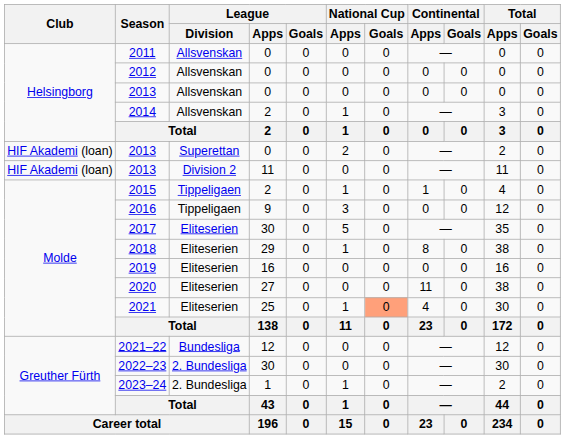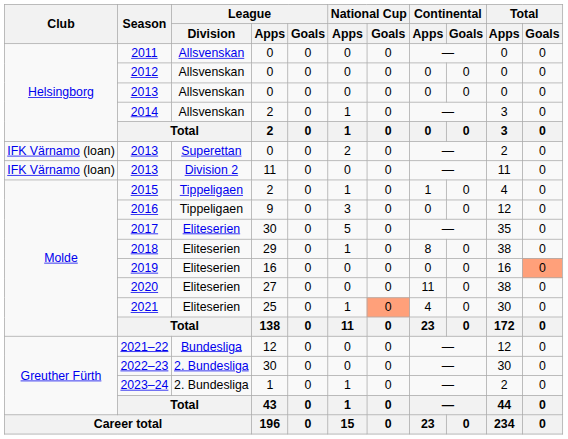(60, 151) HIF Akademi (loan) -> (61, 151) IFK Värnamo (loan)
(60, 170) HIF Akademi (loan) -> (61, 170) IFK Värnamo (loan)
(540, 268) no background -> (542, 268) lightsalmon background
